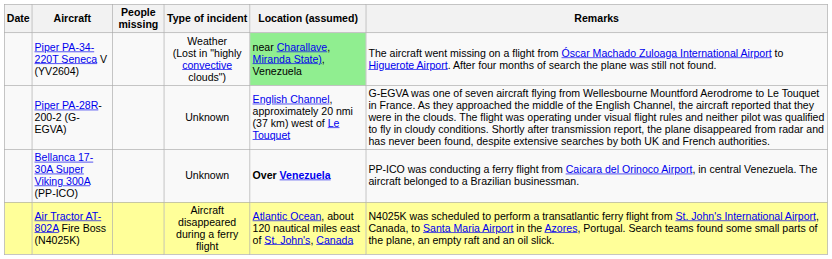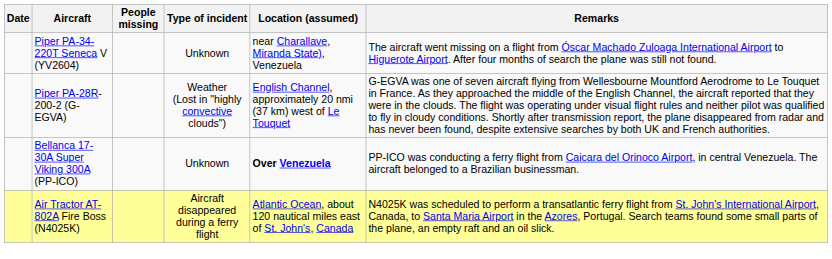(207, 59) Weather (Lost in "highly convective clouds") -> (207, 53) Unknown
(291, 59) lightgreen background -> (291, 53) no background
(207, 117) Unknown -> (207, 105) Weather (Lost in "highly convective clouds")
